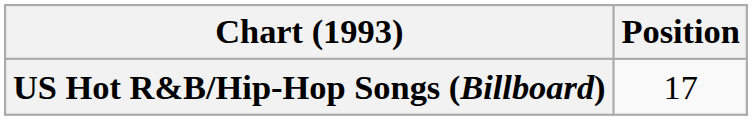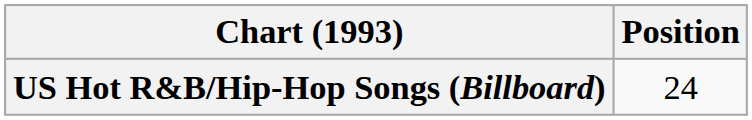(681, 86) 17 -> (681, 86) 24
